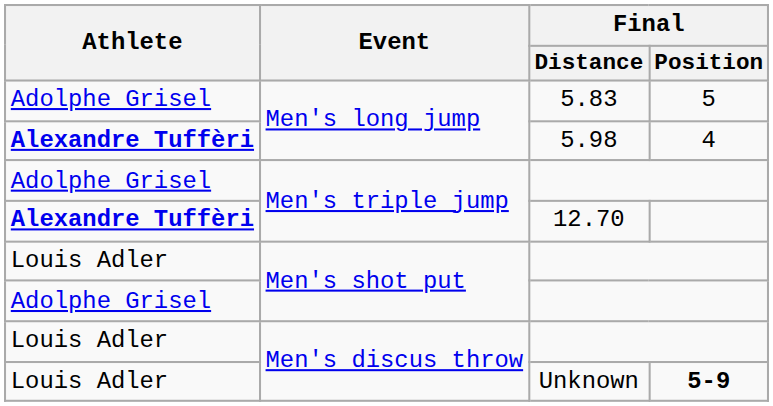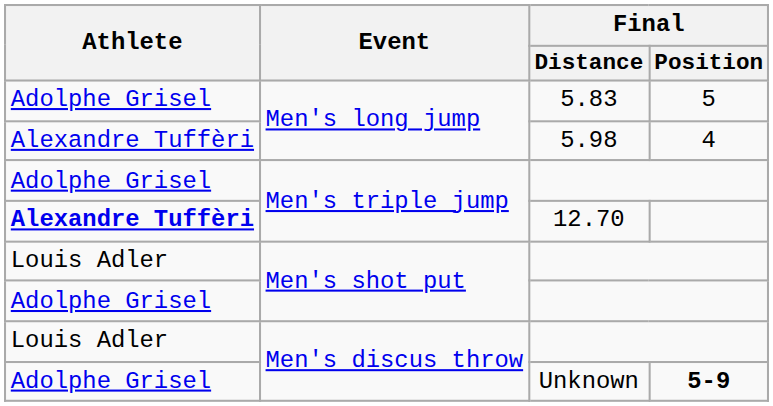(132, 141) bold -> (132, 141) normal
(89, 381) Louis Adler -> (111, 381) Adolphe Grisel
